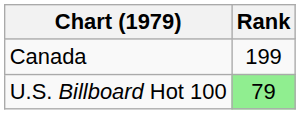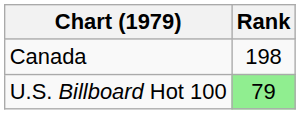(264, 56) 199 -> (264, 56) 198
